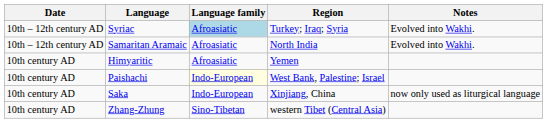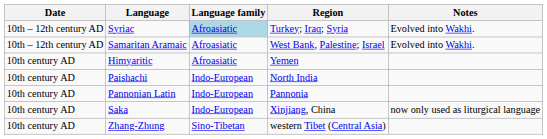(294, 45) North India -> (327, 45) West Bank, Palestine; Israel
(222, 77) lightyellow background -> (222, 77) no background
(327, 77) West Bank, Palestine; Israel -> (294, 77) North India
+ row: (142, 93)
